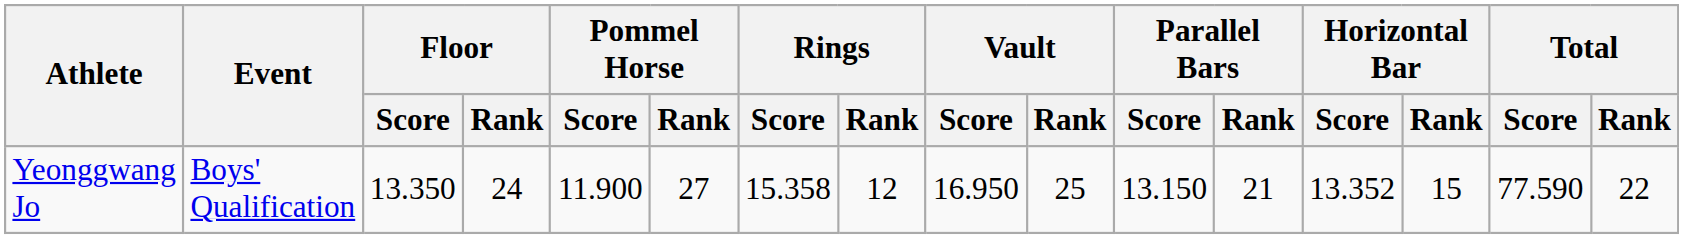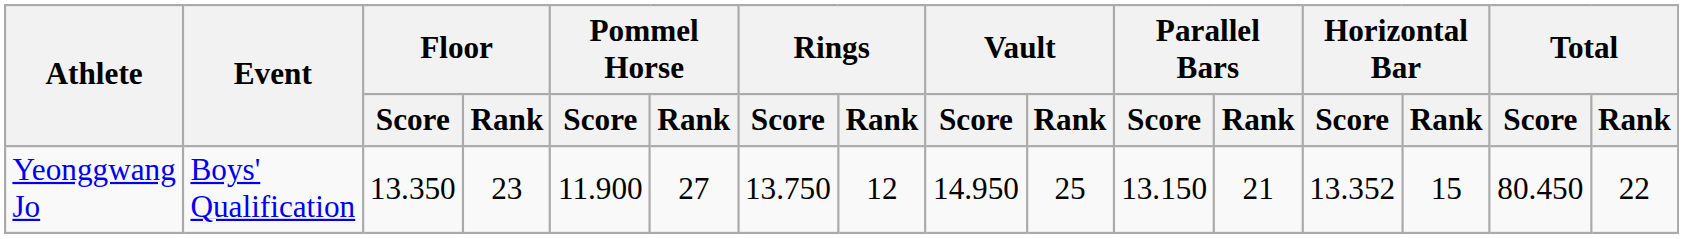(507, 189) 24 -> (507, 189) 23
(788, 189) 15.358 -> (788, 189) 13.750
(976, 189) 16.950 -> (976, 189) 14.950
(1540, 189) 77.590 -> (1540, 189) 80.450
